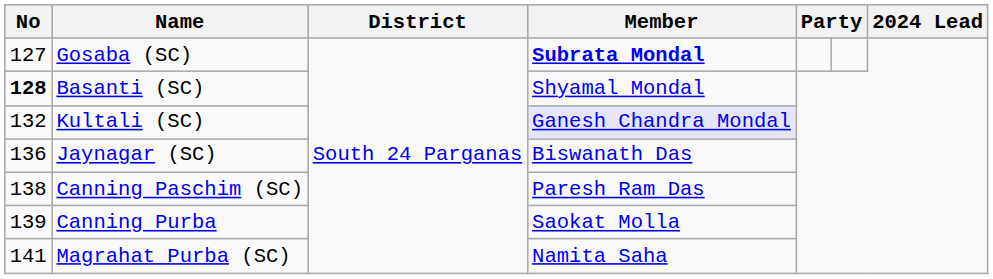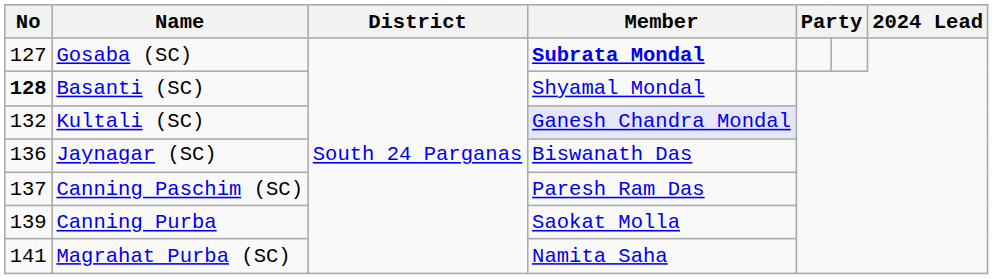(28, 189) 138 -> (28, 189) 137
